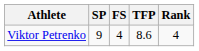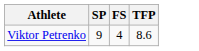- column: (176, 15)
